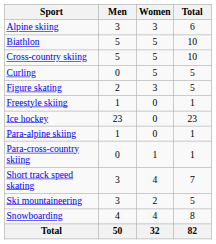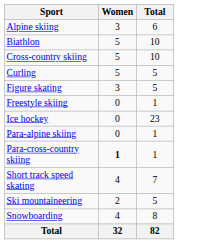- column: (117, 12)
(155, 154) normal -> (117, 154) bold
